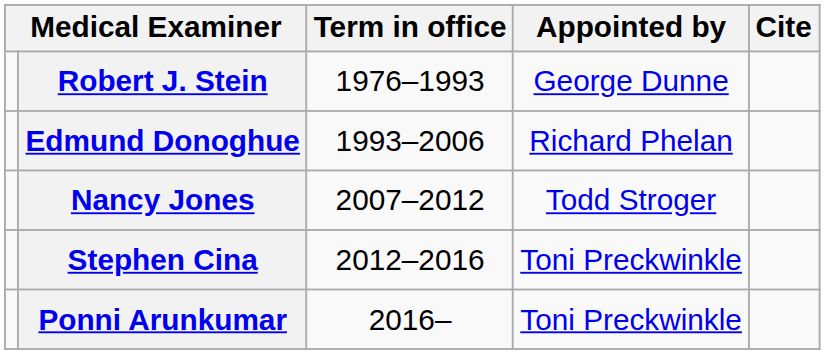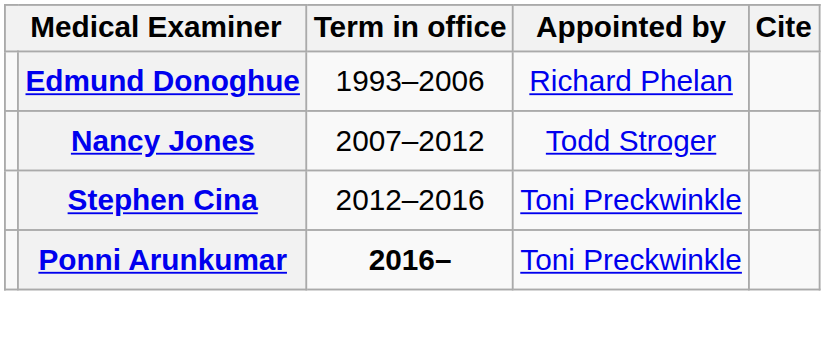- row: (163, 81)
(410, 319) normal -> (410, 260) bold
